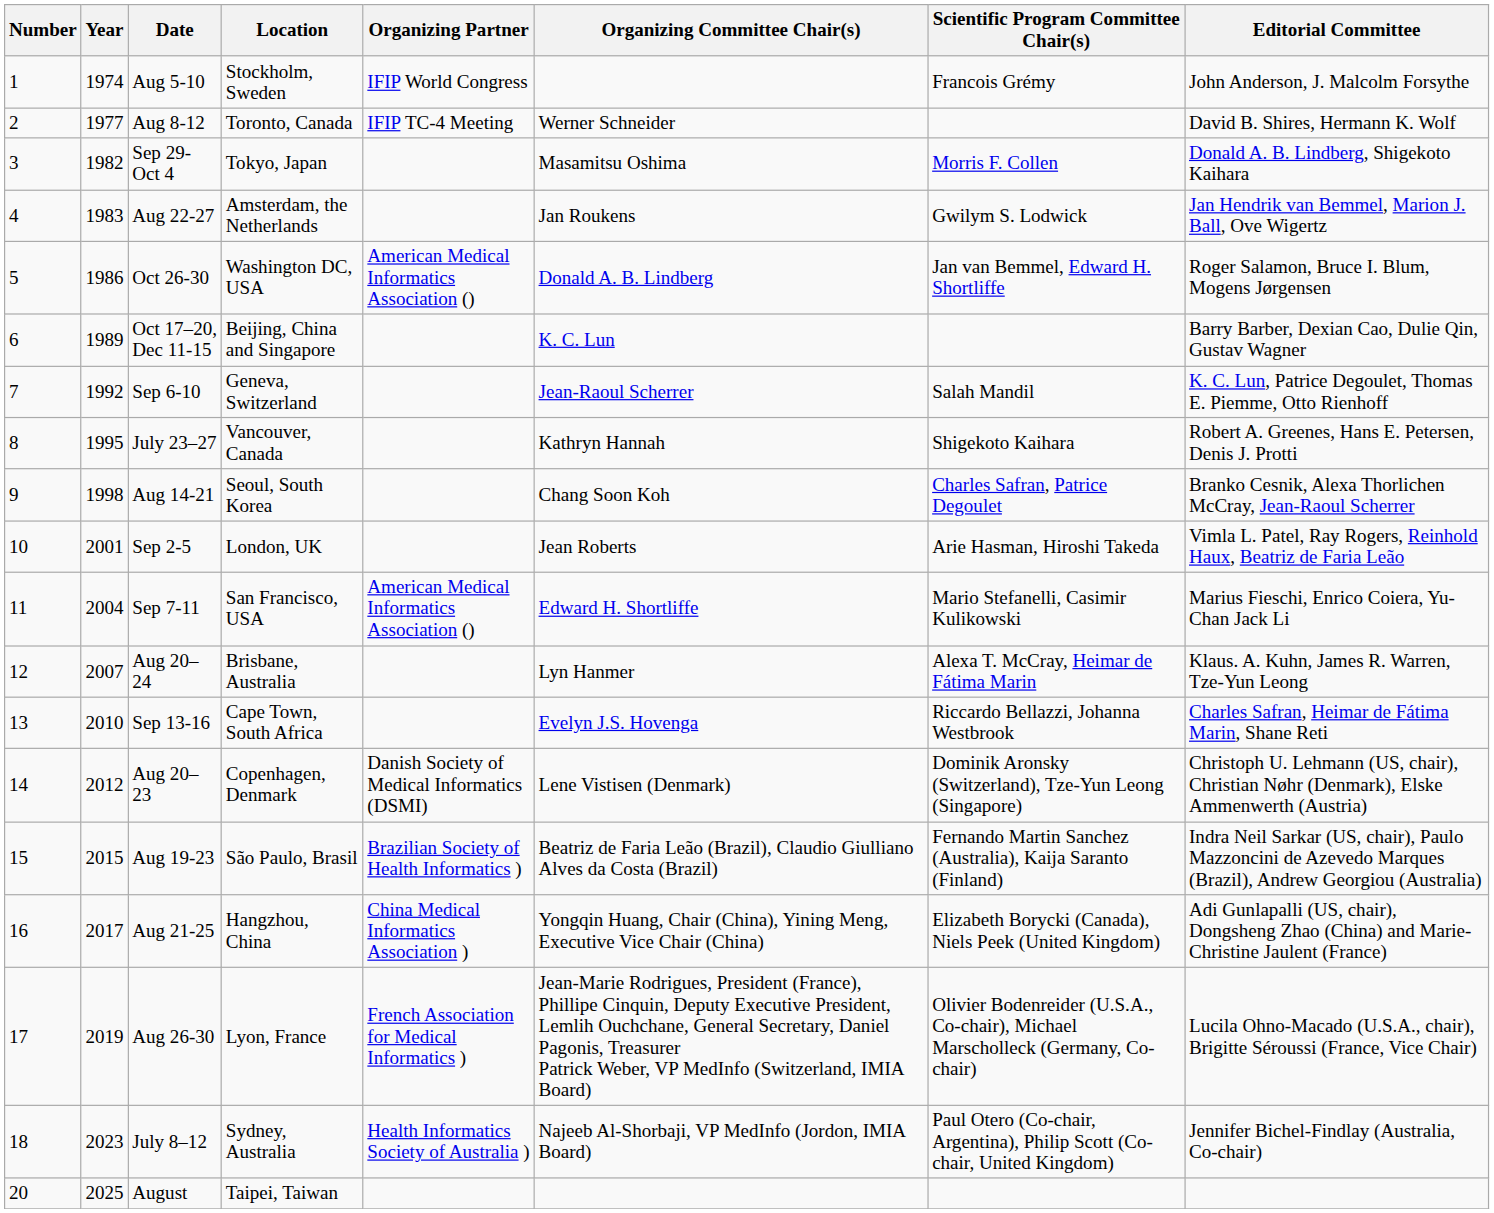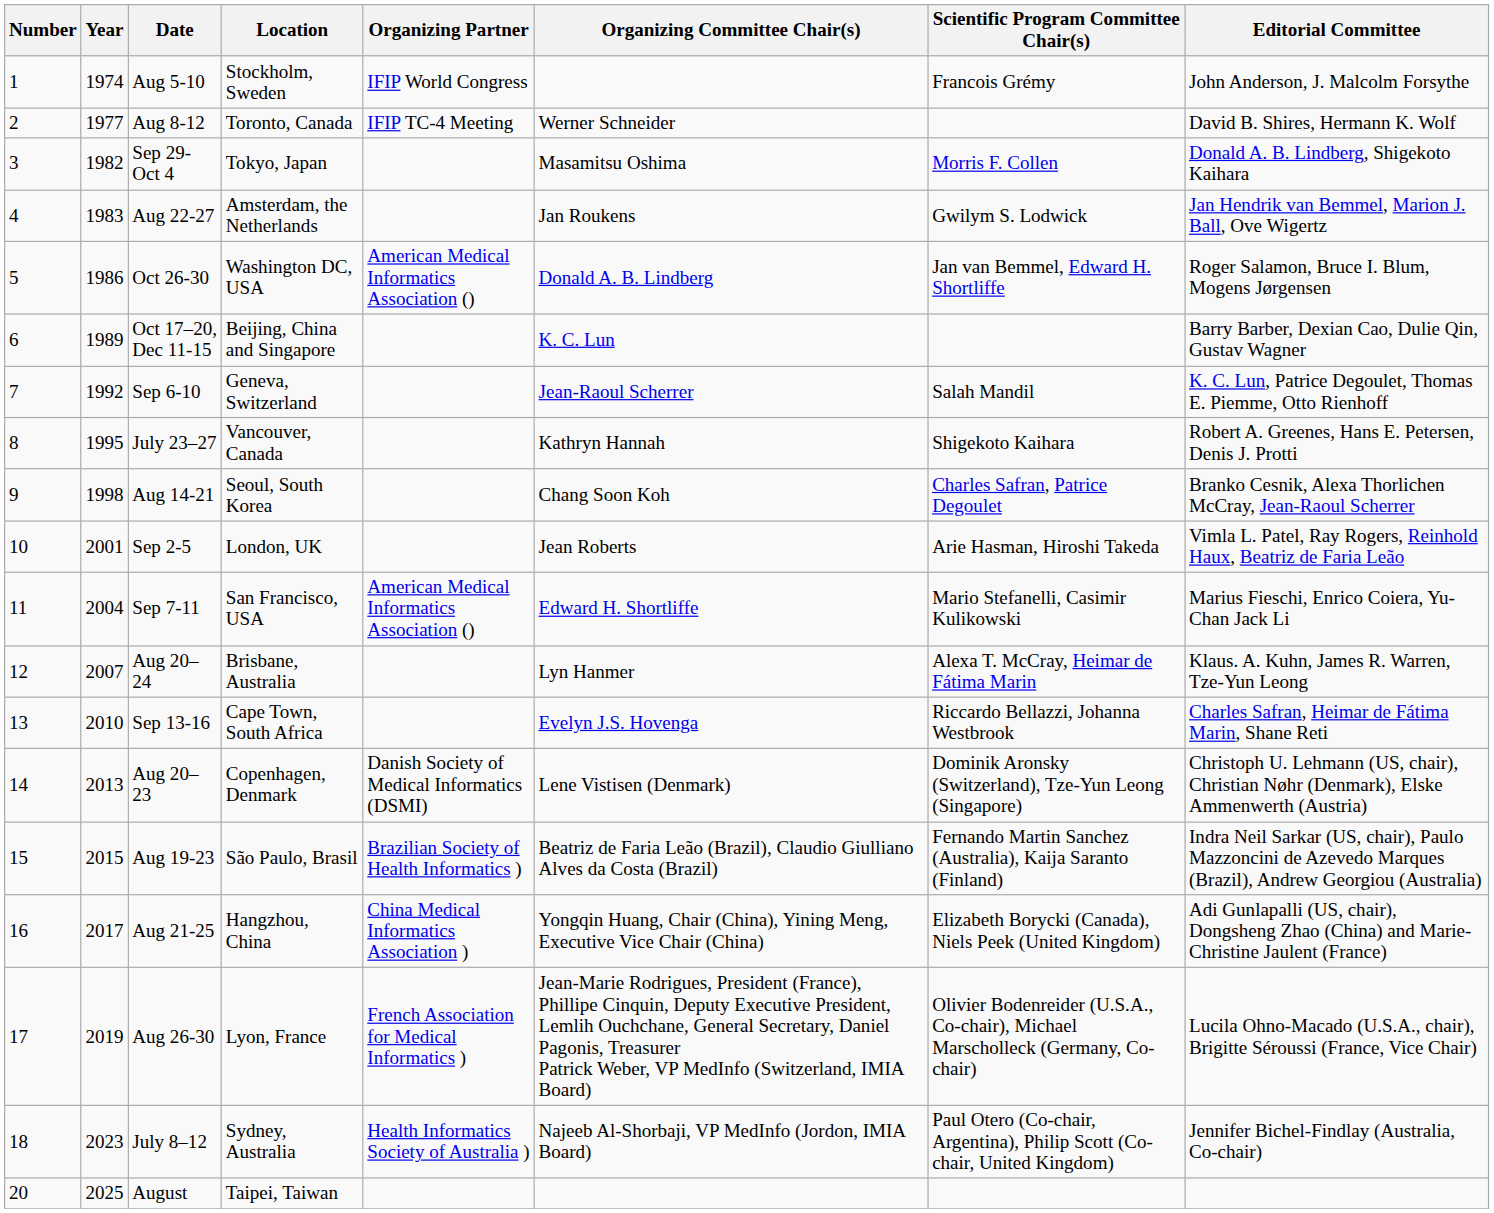(104, 785) 2012 -> (104, 785) 2013
